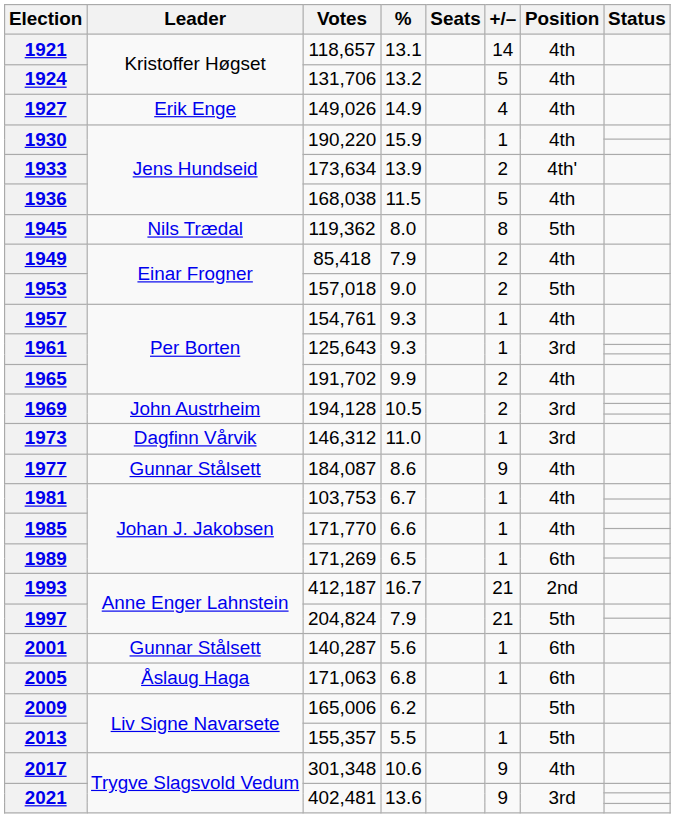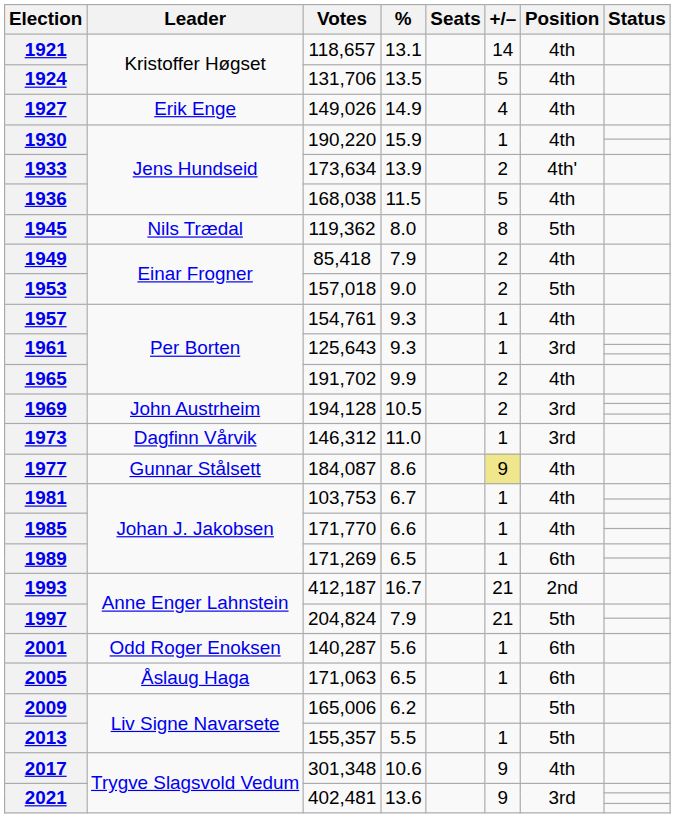(403, 79) 13.2 -> (403, 79) 13.5
(503, 468) no background -> (503, 468) khaki background
(195, 648) Gunnar Stålsett -> (195, 648) Odd Roger Enoksen
(403, 678) 6.8 -> (403, 678) 6.5
